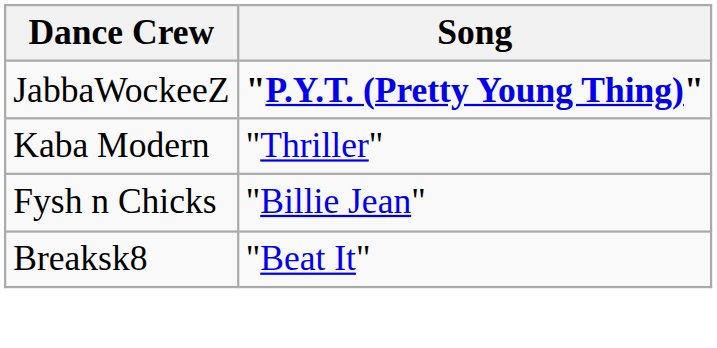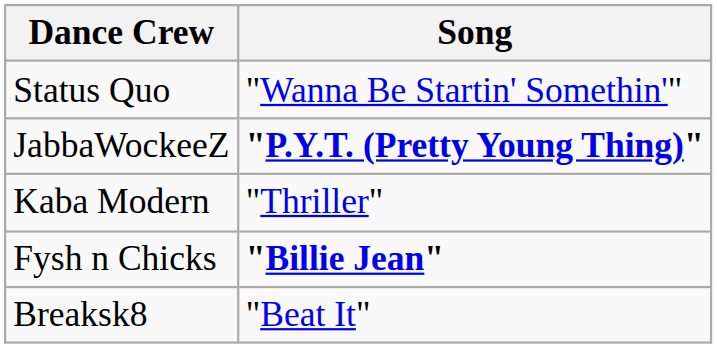+ row: (92, 88)
(336, 201) normal -> (345, 257) bold
